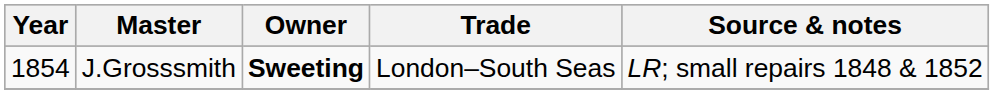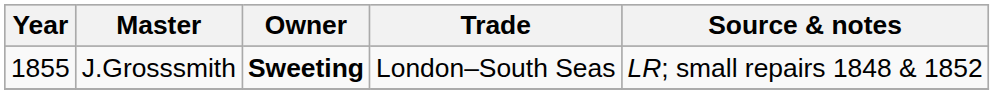(40, 67) 1854 -> (40, 67) 1855
